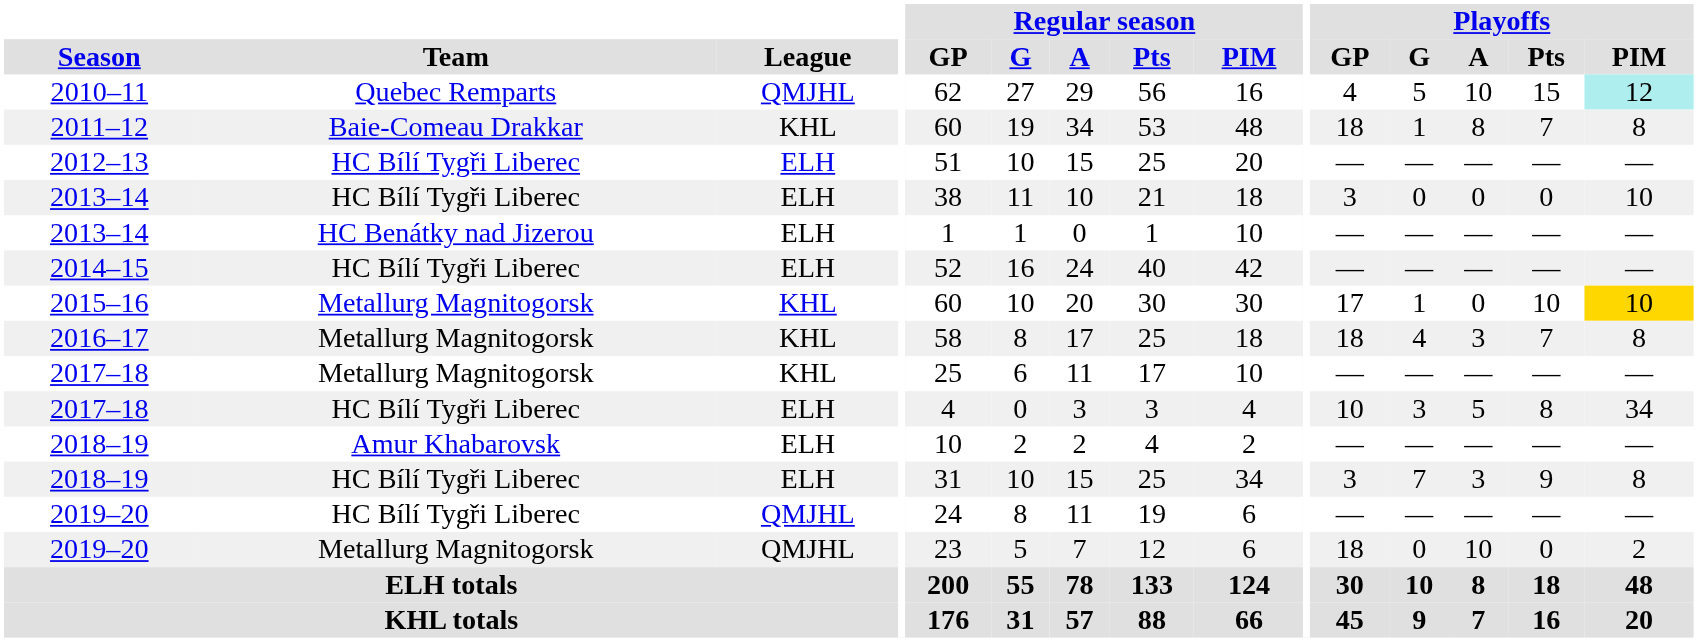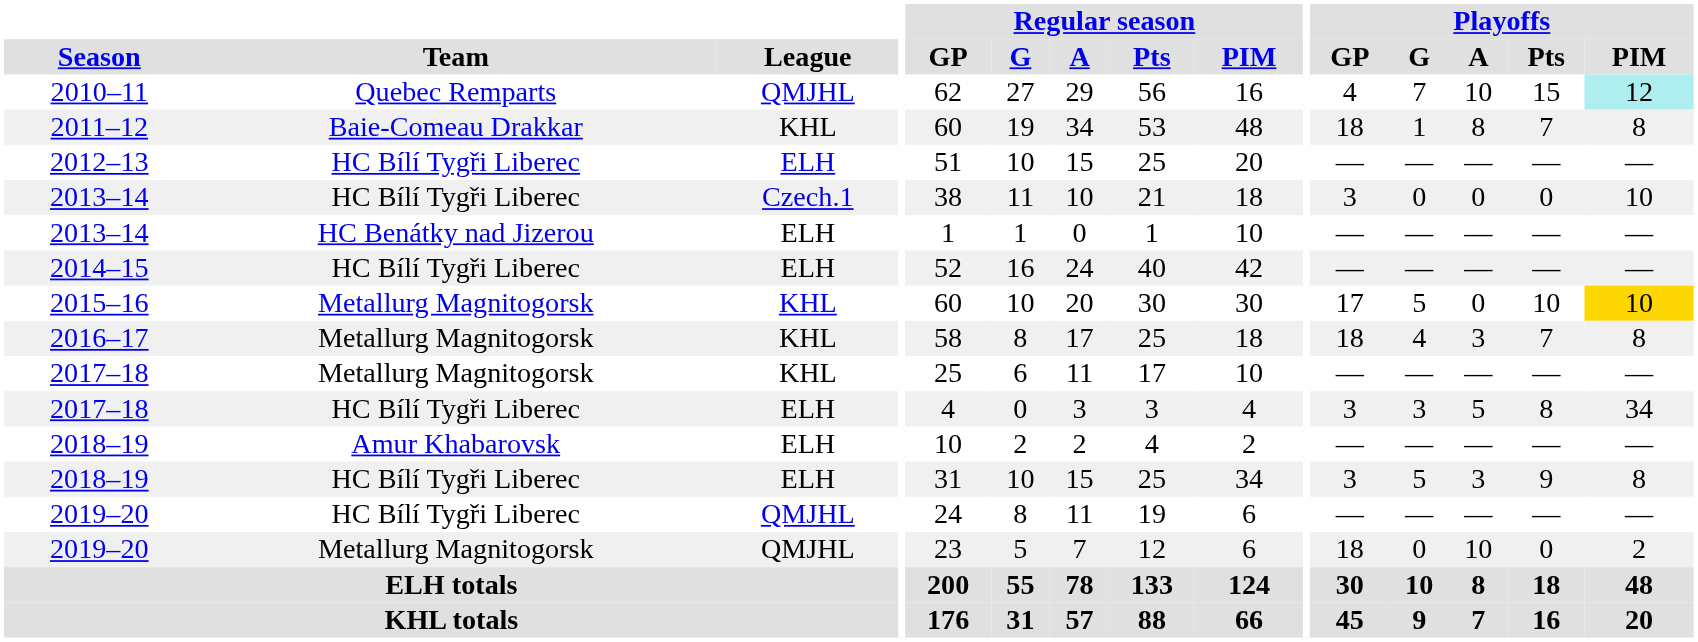(1419, 91) 5 -> (1419, 91) 7
(808, 197) ELH -> (808, 197) Czech.1
(1419, 302) 1 -> (1419, 302) 5
(1350, 408) 10 -> (1350, 408) 3
(1419, 478) 7 -> (1419, 478) 5
